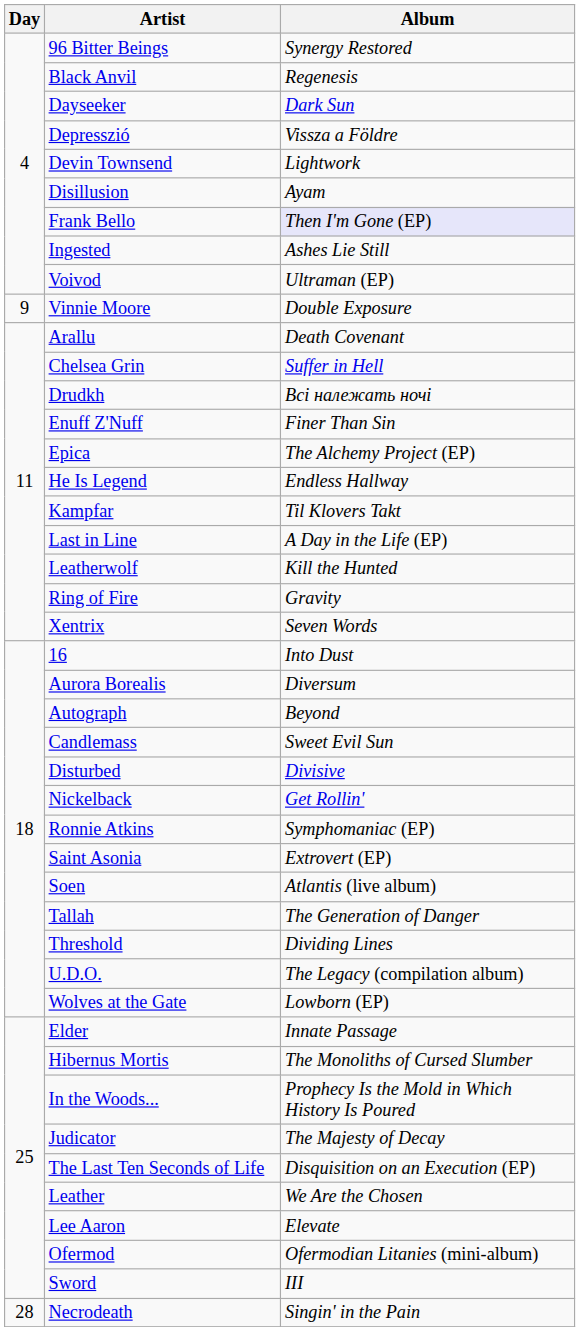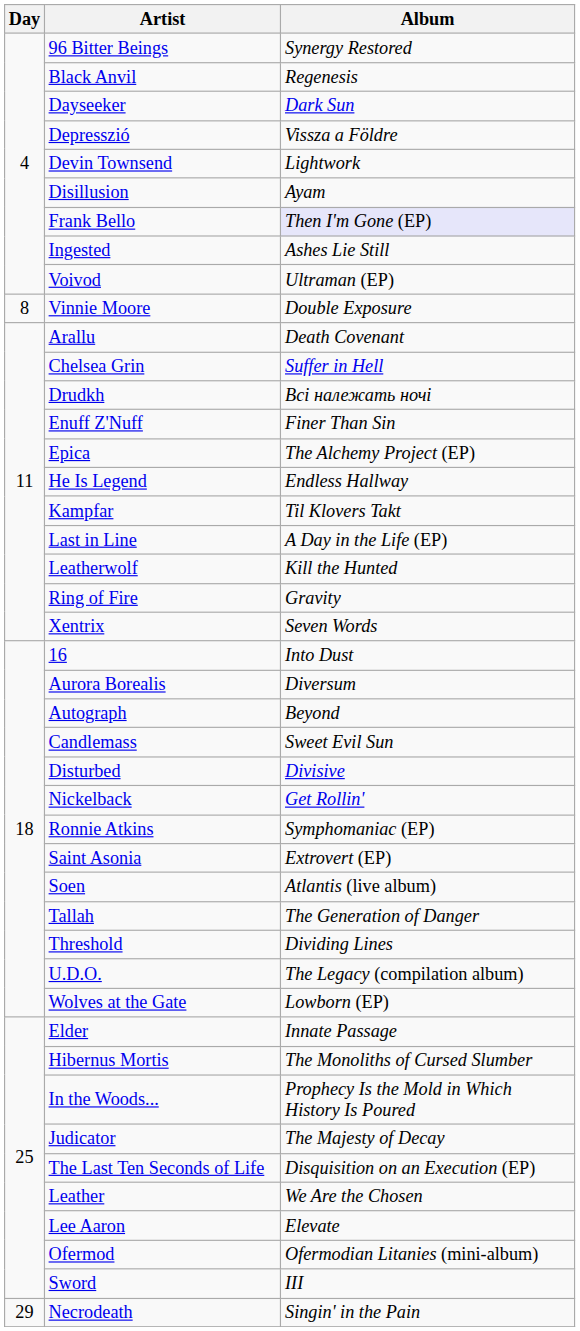(24, 308) 9 -> (24, 308) 8
(24, 1312) 28 -> (24, 1312) 29
